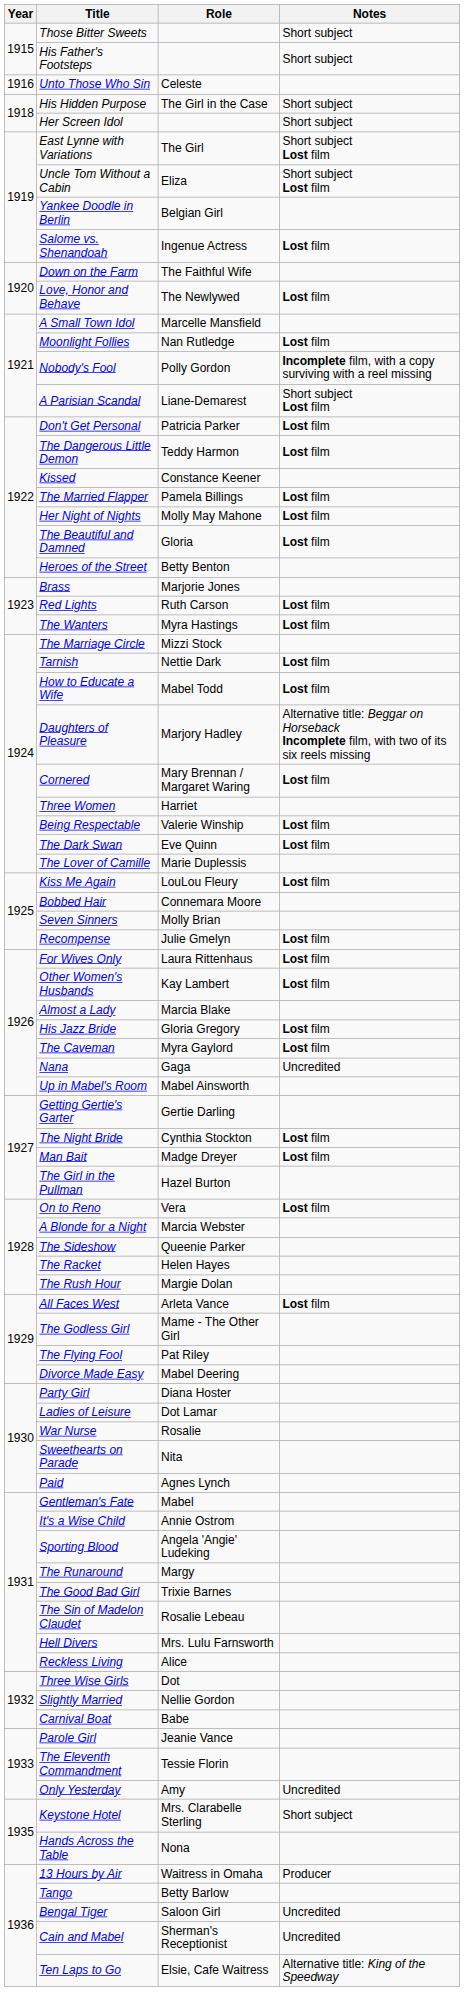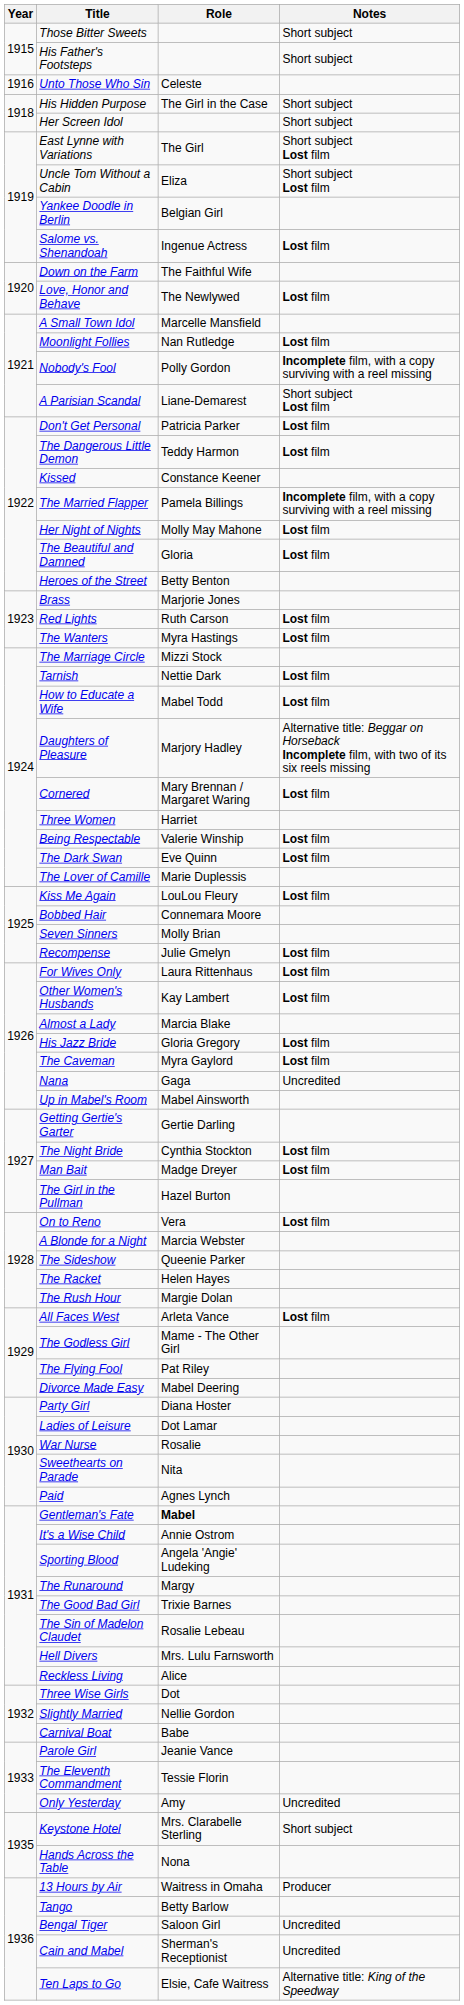(306, 497) Lost film -> (358, 503) Incomplete film, with a copy surviving with a reel missing
(177, 1502) normal -> (178, 1515) bold
